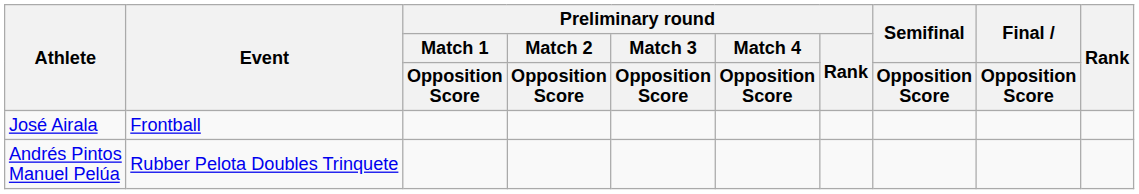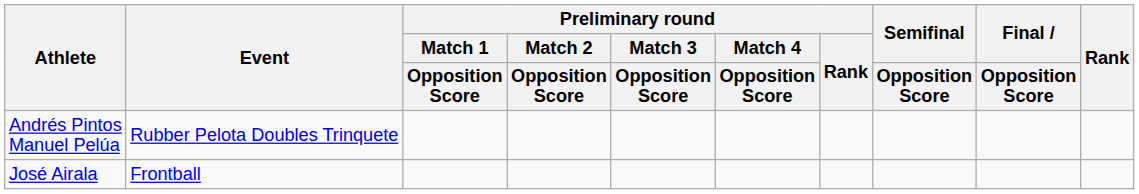rows swapped: (65, 164) <-> (53, 126)
